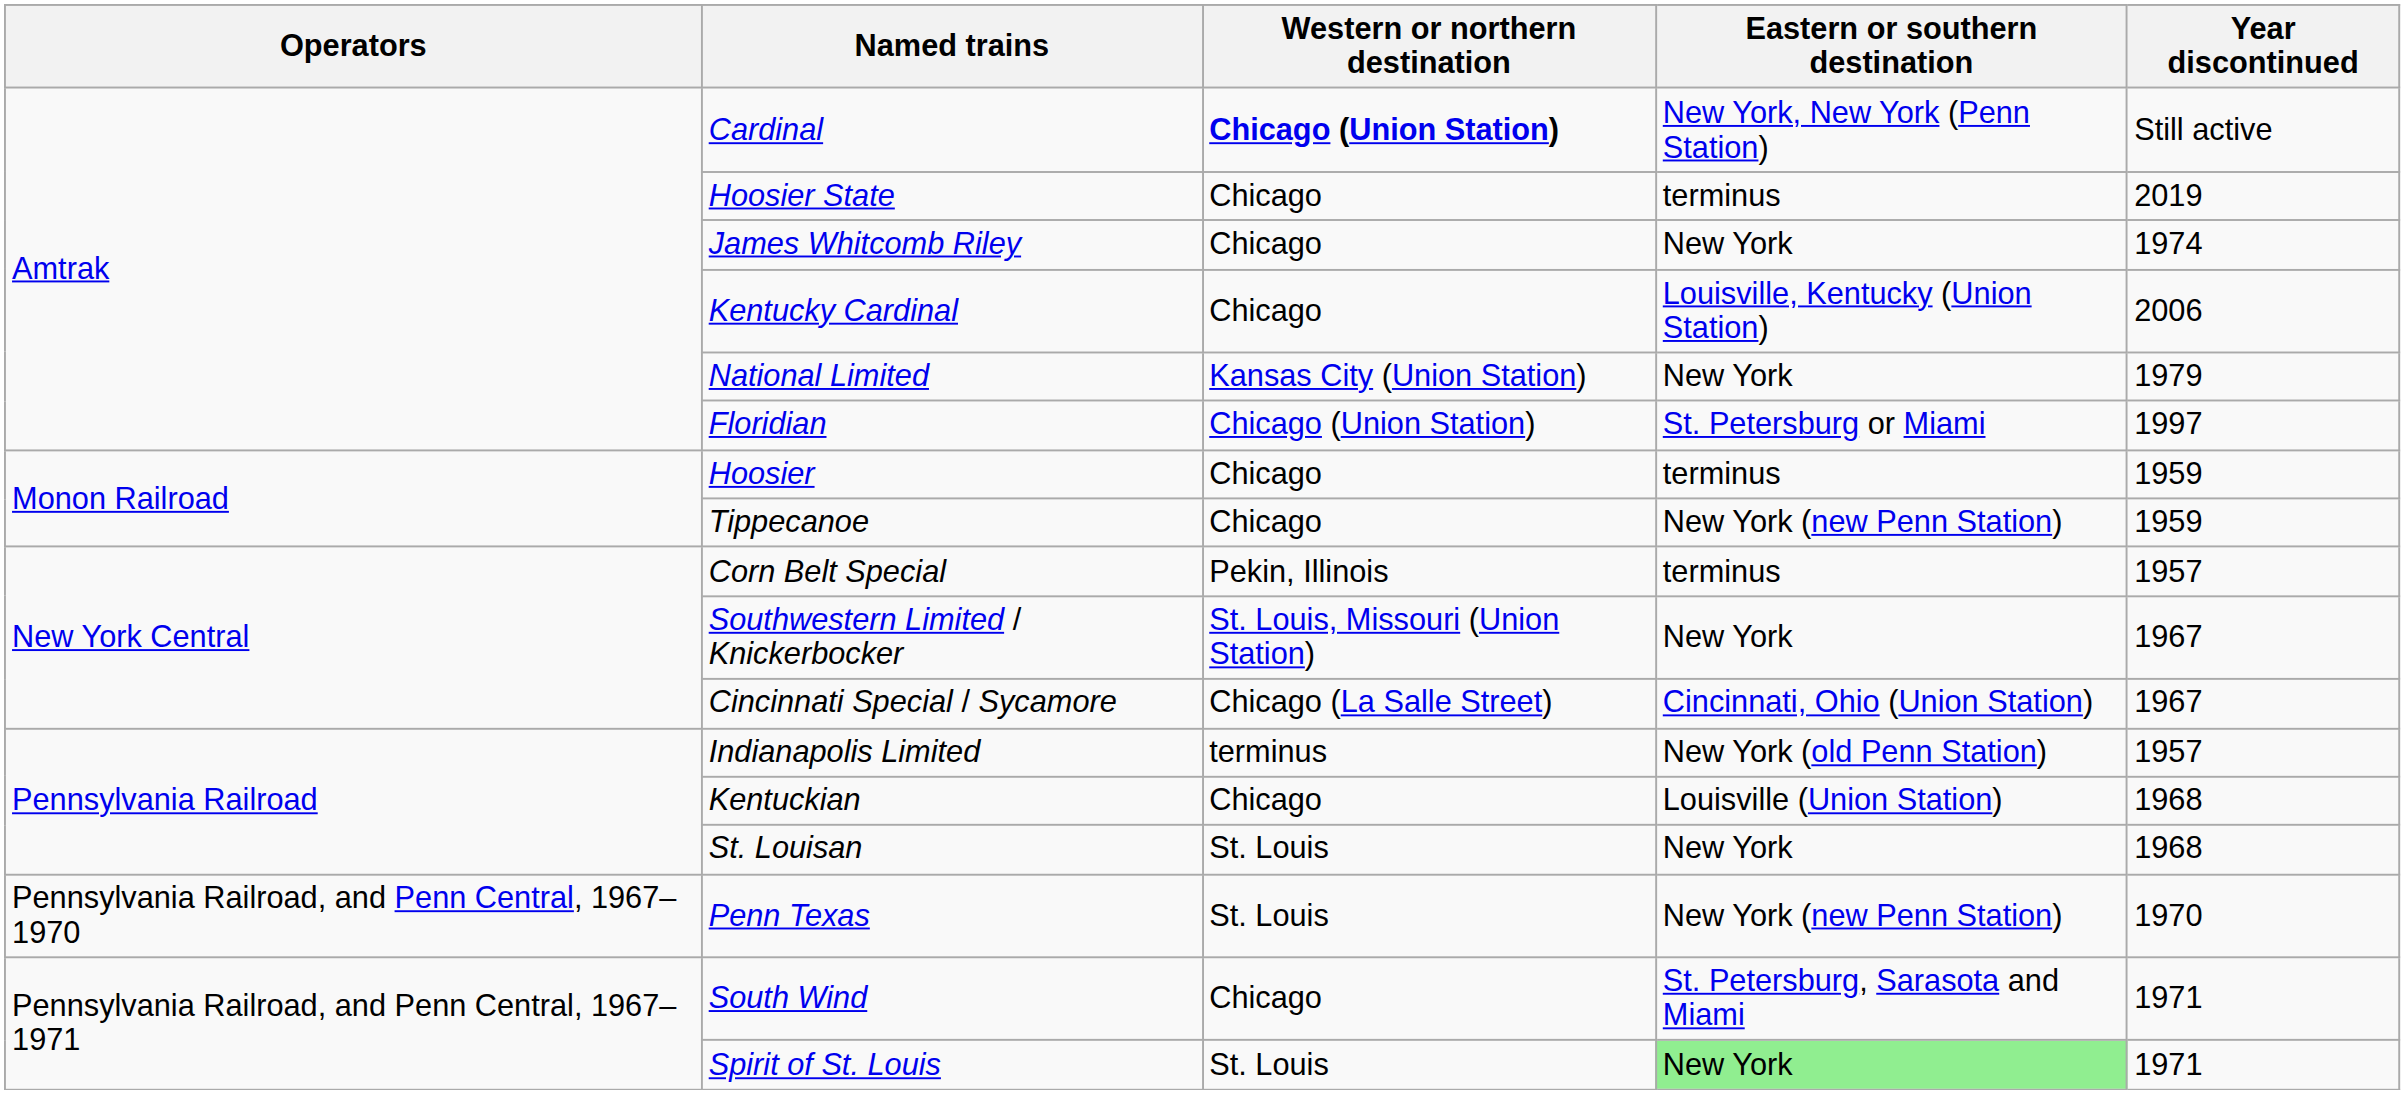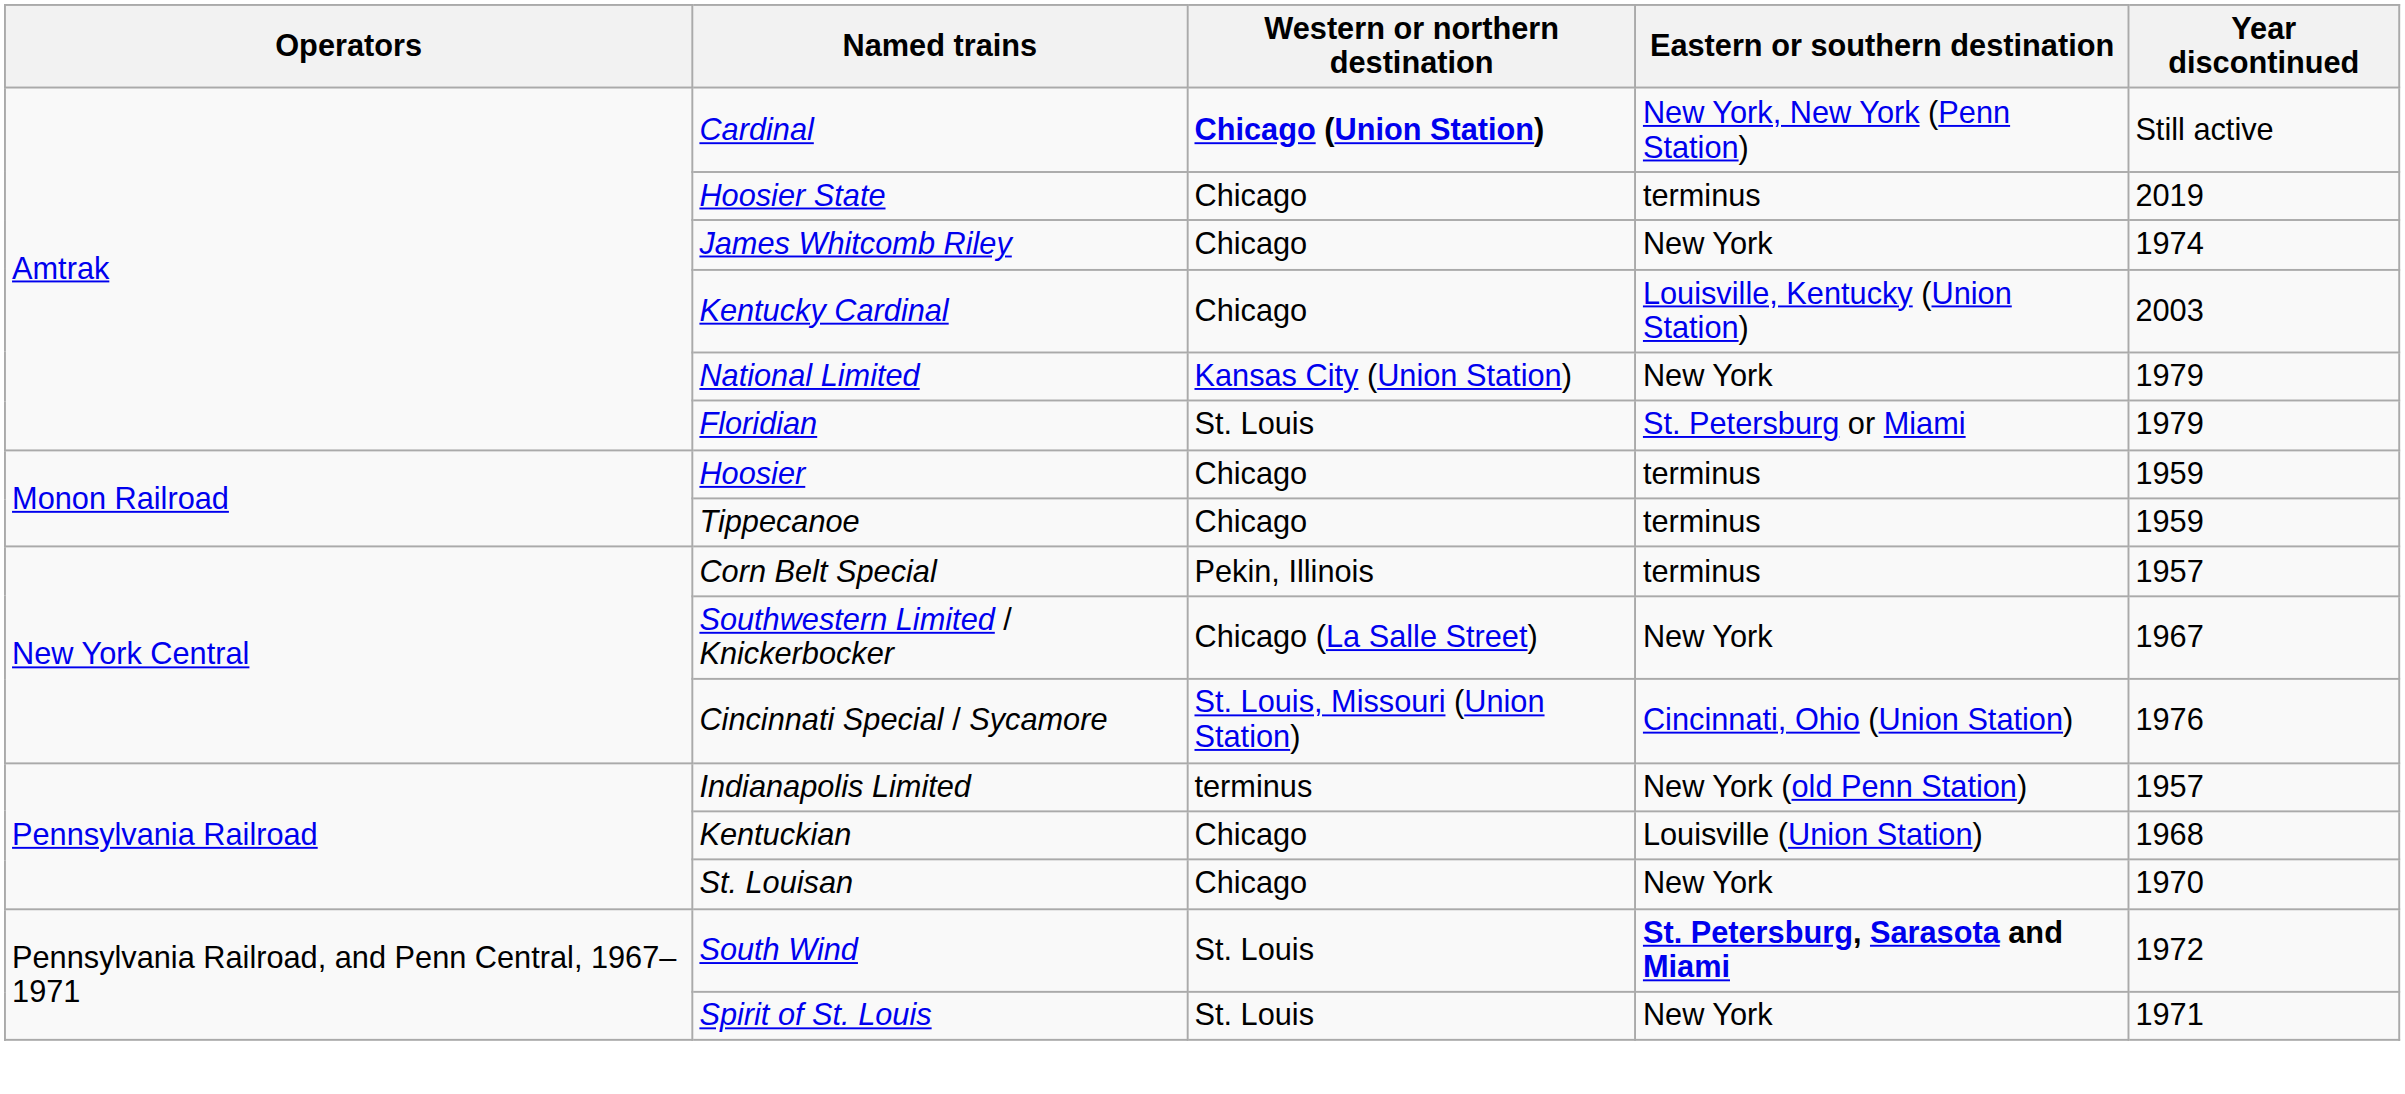(2168, 310) 2006 -> (2170, 310) 2003
(1372, 424) Chicago (Union Station) -> (1254, 424) St. Louis
(2168, 424) 1997 -> (2170, 424) 1979
(1863, 522) New York (new Penn Station) -> (1702, 522) terminus
(1384, 637) St. Louis, Missouri (Union Station) -> (1366, 637) Chicago (La Salle Street)
(1381, 703) Chicago (La Salle Street) -> (1370, 720) St. Louis, Missouri (Union Station)
(2168, 703) 1967 -> (2170, 720) 1976
(1269, 849) St. Louis -> (1251, 883) Chicago
(2168, 849) 1968 -> (2170, 883) 1970
- row: (789, 915)
(1266, 998) Chicago -> (1254, 949) St. Louis
(1861, 998) normal -> (1853, 949) bold
(2168, 998) 1971 -> (2170, 949) 1972
(1728, 1064) lightgreen background -> (1708, 1015) no background
